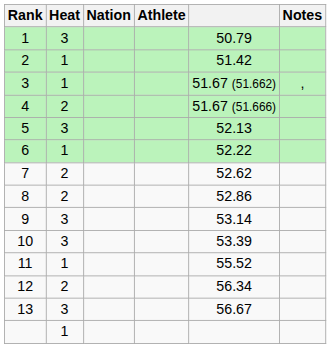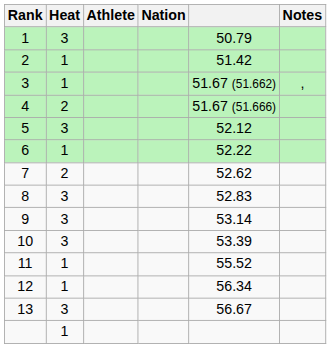columns swapped: (162, 15) <-> (109, 15)
(234, 128) 52.13 -> (234, 128) 52.12
(65, 196) 2 -> (65, 196) 3
(234, 196) 52.86 -> (234, 196) 52.83
(65, 286) 2 -> (65, 286) 1
